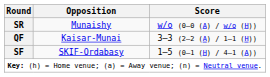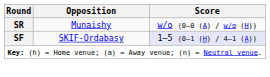- row: (19, 38)
(207, 52) no background -> (207, 38) lavender background
